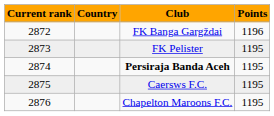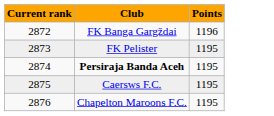- column: (97, 13)
